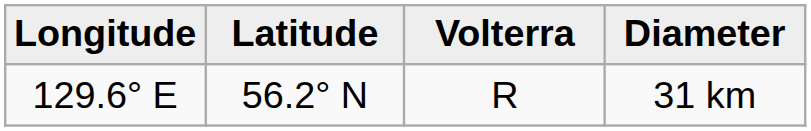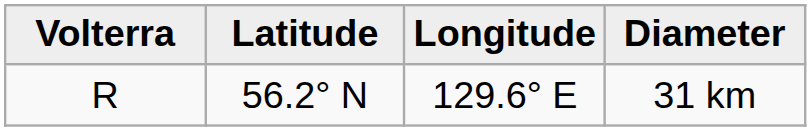columns swapped: (505, 34) <-> (105, 34)
